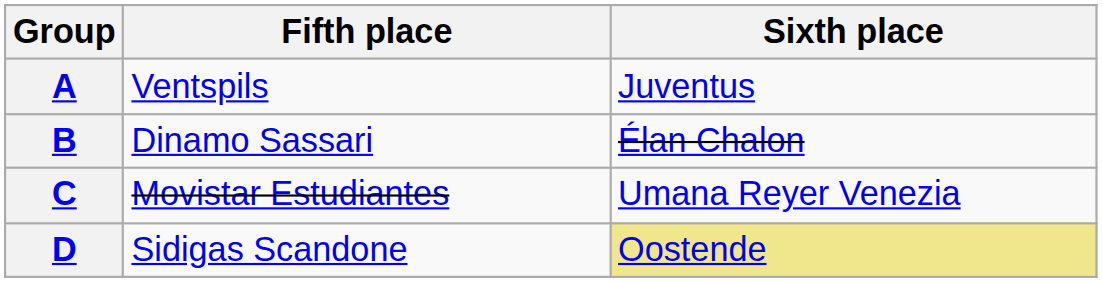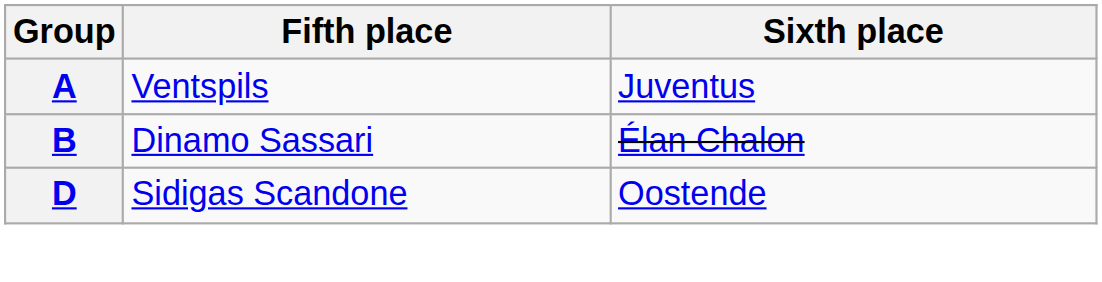- row: (64, 194)
(692, 248) khaki background -> (692, 194) no background
